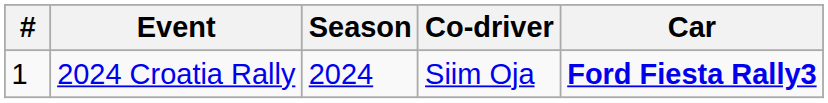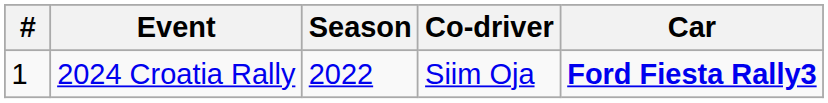(341, 73) 2024 -> (341, 73) 2022
